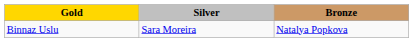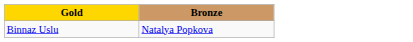- column: (207, 12)
